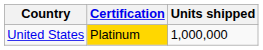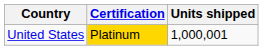(199, 34) 1,000,000 -> (199, 34) 1,000,001
